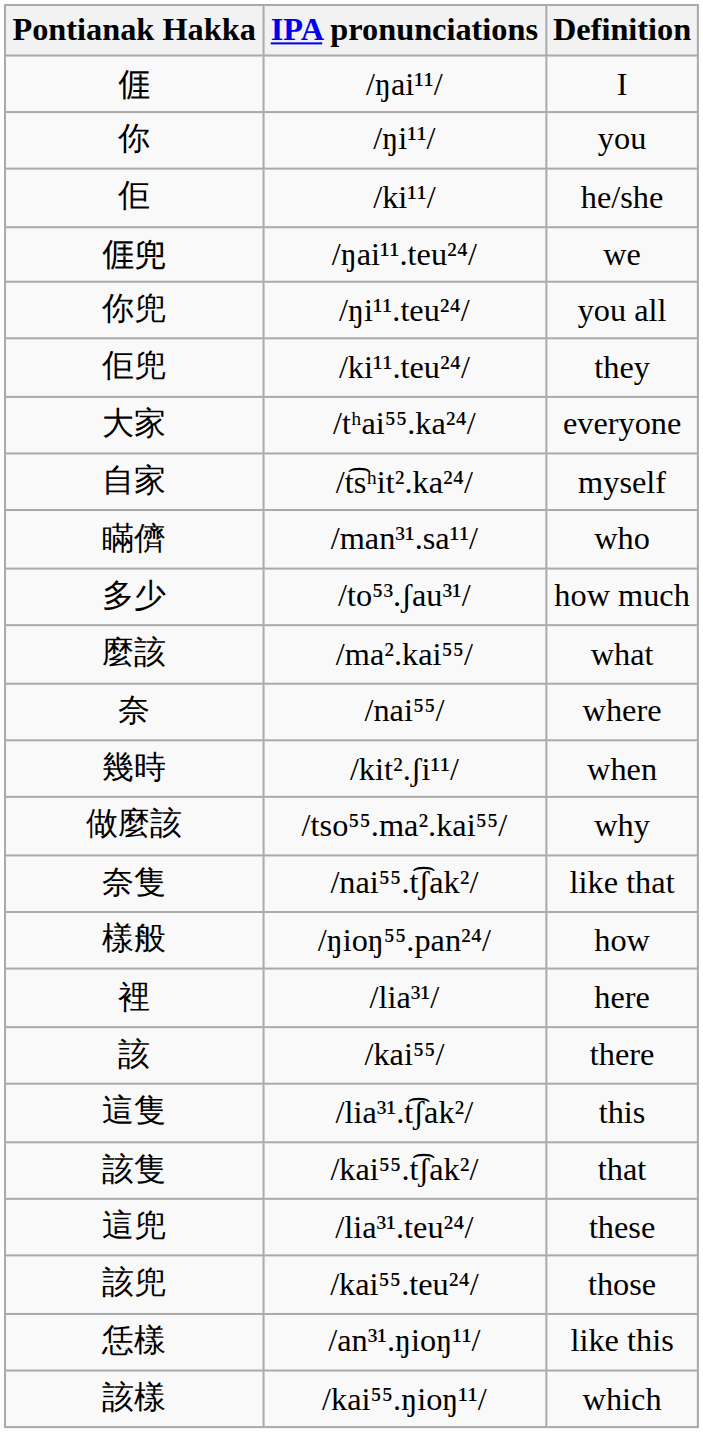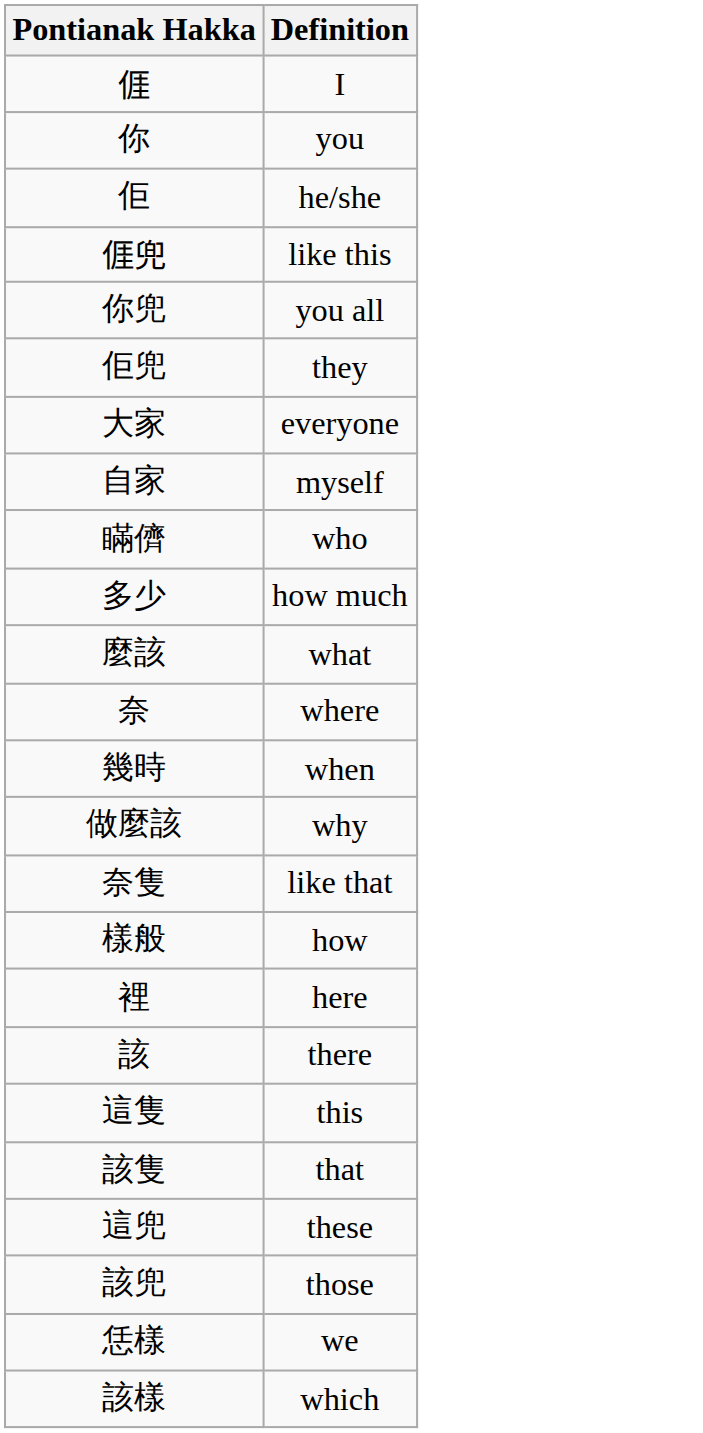- column: (404, 30)
(622, 253) we -> (340, 253) like this
(622, 1341) like this -> (340, 1341) we
